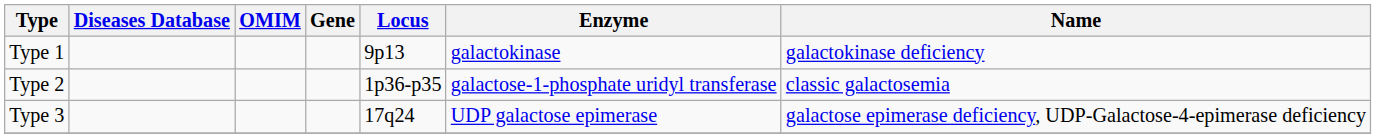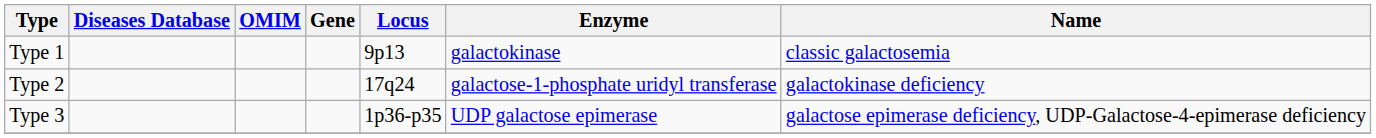(885, 52) galactokinase deficiency -> (868, 52) classic galactosemia
(403, 84) 1p36-p35 -> (389, 84) 17q24
(868, 84) classic galactosemia -> (885, 84) galactokinase deficiency
(389, 116) 17q24 -> (403, 116) 1p36-p35
